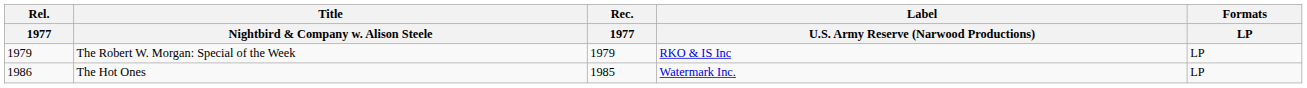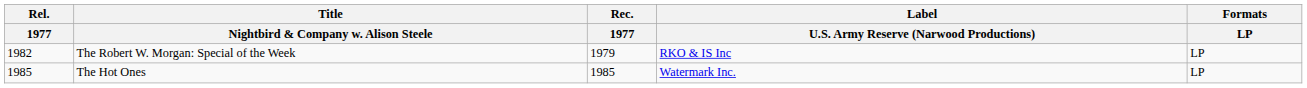(20, 53) 1979 -> (20, 53) 1982
(20, 72) 1986 -> (20, 72) 1985
